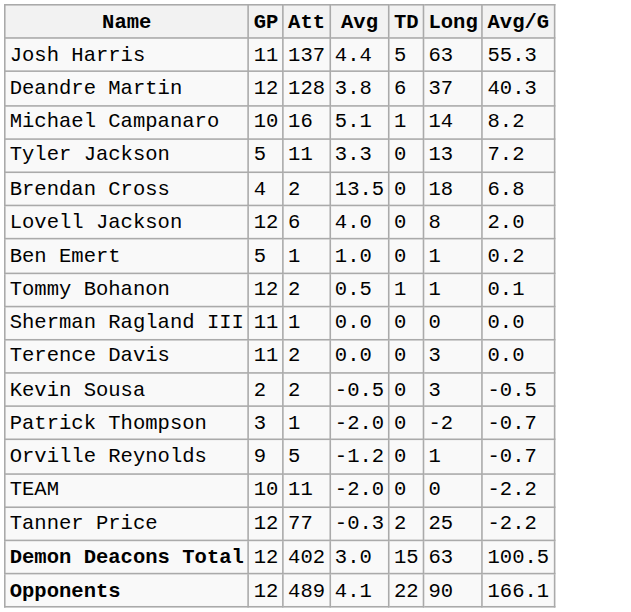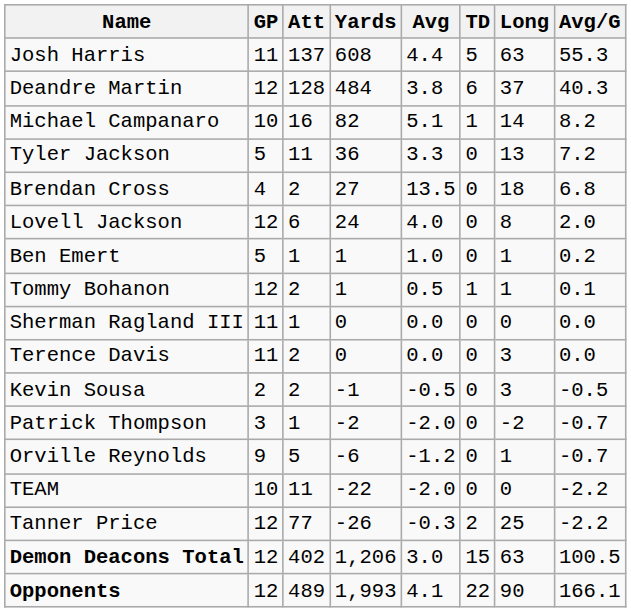+ column: (366, 22)
